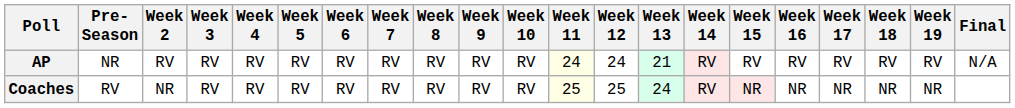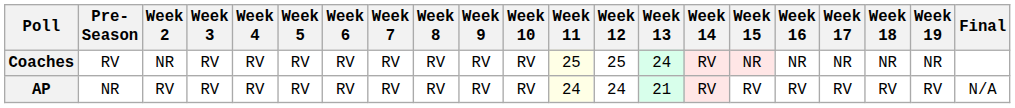rows swapped: (41, 63) <-> (41, 89)
